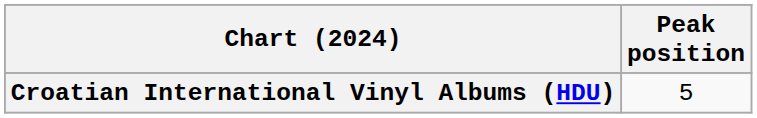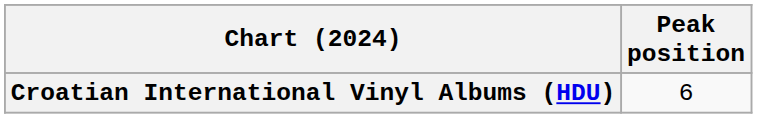(686, 93) 5 -> (686, 93) 6
